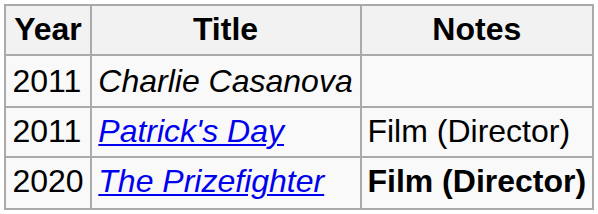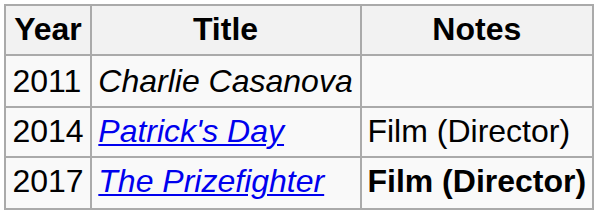(47, 131) 2011 -> (48, 131) 2014
(48, 182) 2020 -> (48, 182) 2017
